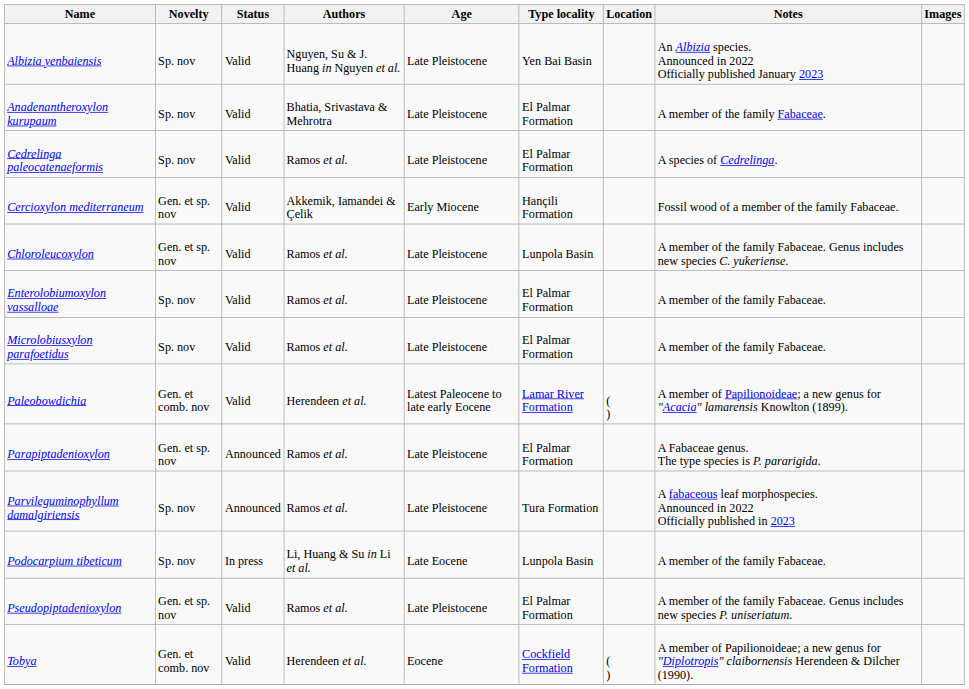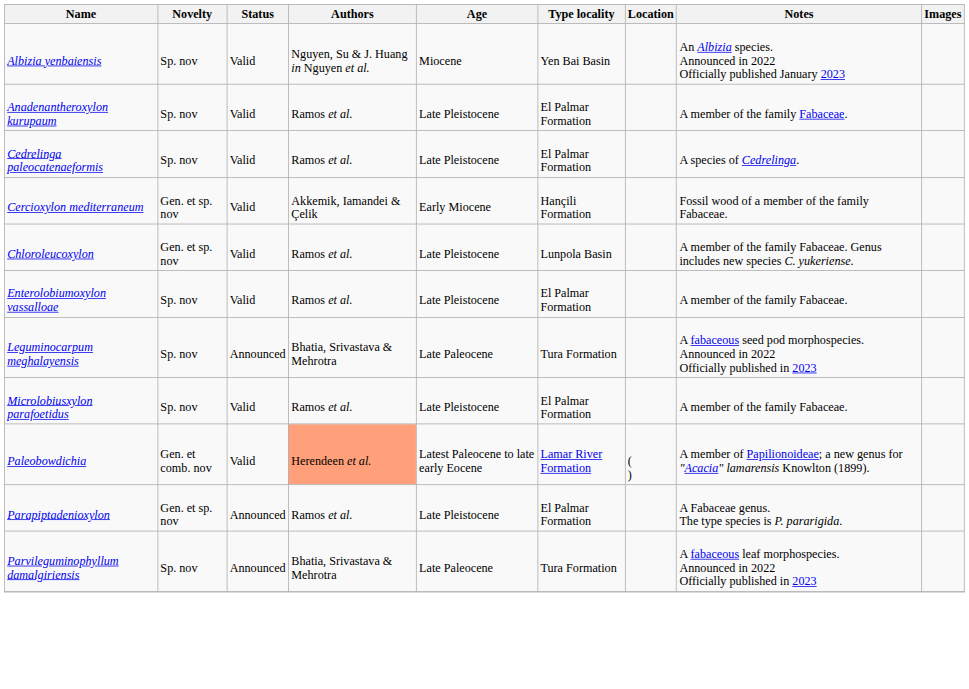(447, 60) Late Pleistocene -> (440, 60) Miocene
(337, 114) Bhatia, Srivastava & Mehrotra -> (322, 114) Ramos et al.
+ row: (50, 354)
(327, 400) no background -> (331, 461) lightsalmon background
(317, 507) Ramos et al. -> (342, 568) Bhatia, Srivastava & Mehrotra
(447, 507) Late Pleistocene -> (456, 568) Late Paleocene
- row: (64, 561)
- row: (64, 608)
- row: (22, 661)
